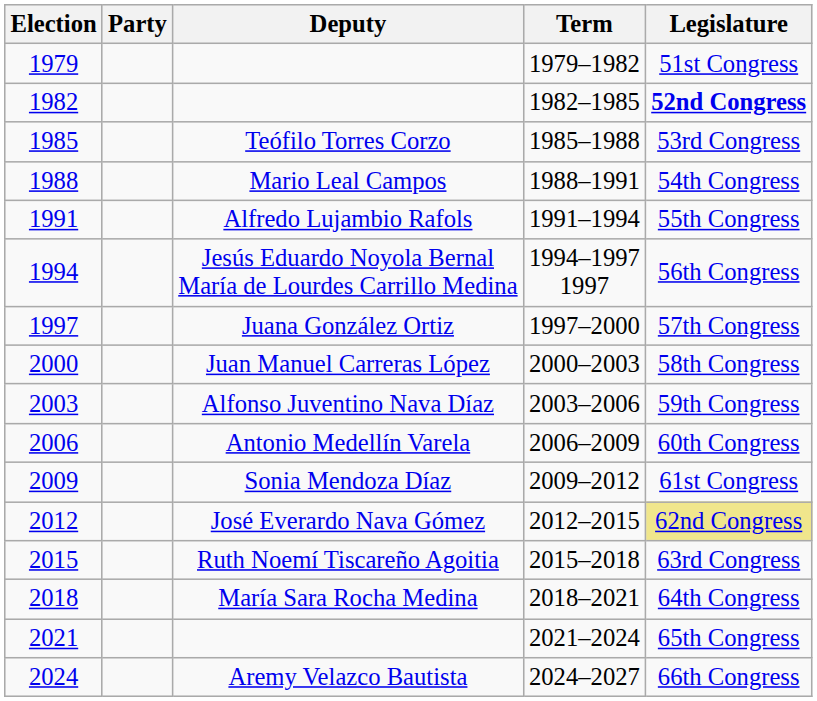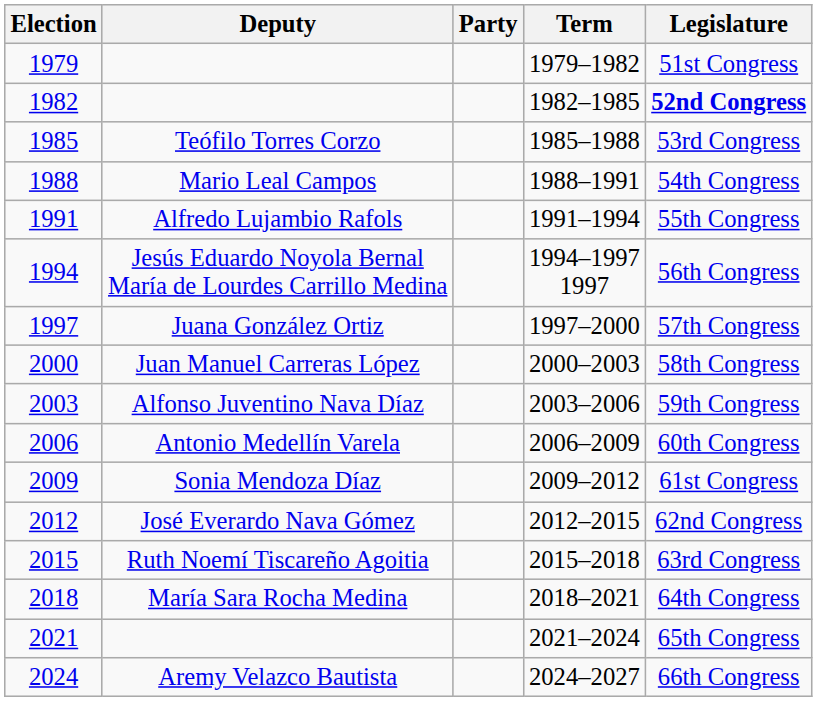columns swapped: (348, 24) <-> (137, 24)
(729, 520) khaki background -> (729, 520) no background
